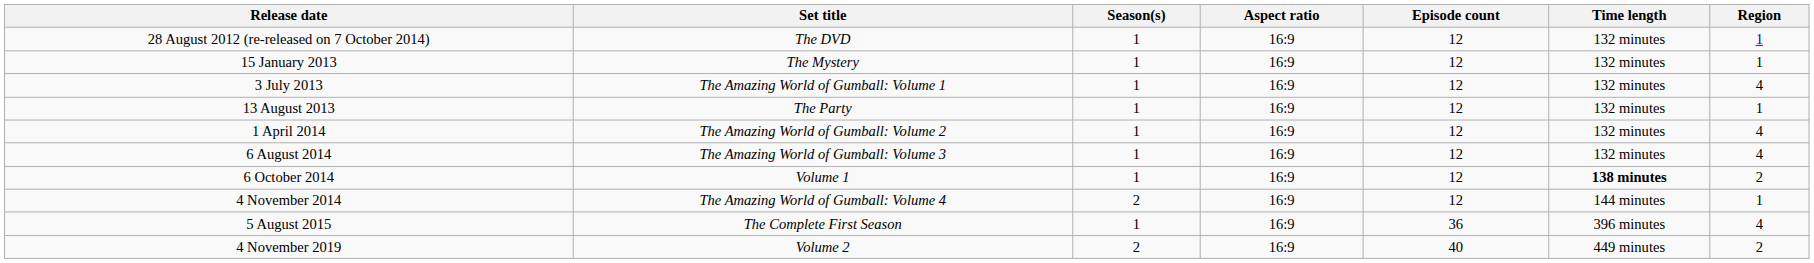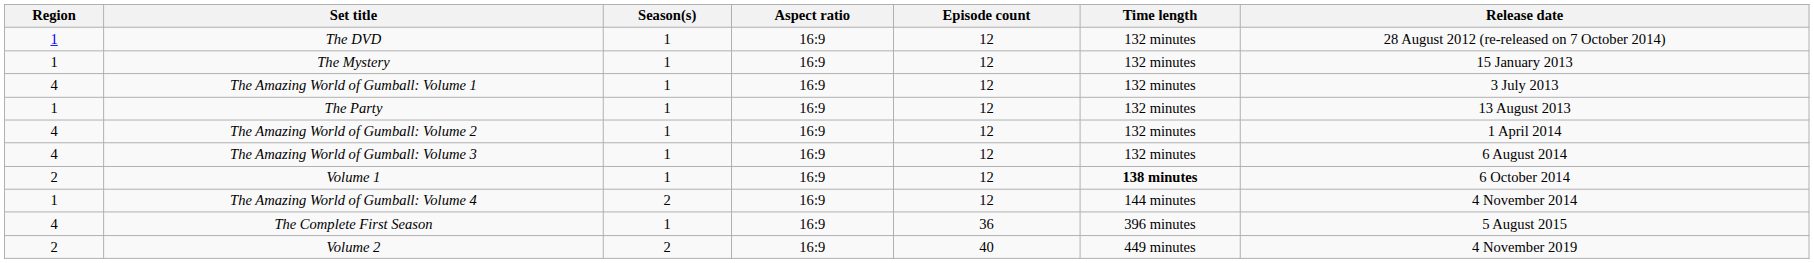columns swapped: (1759, 16) <-> (289, 16)
